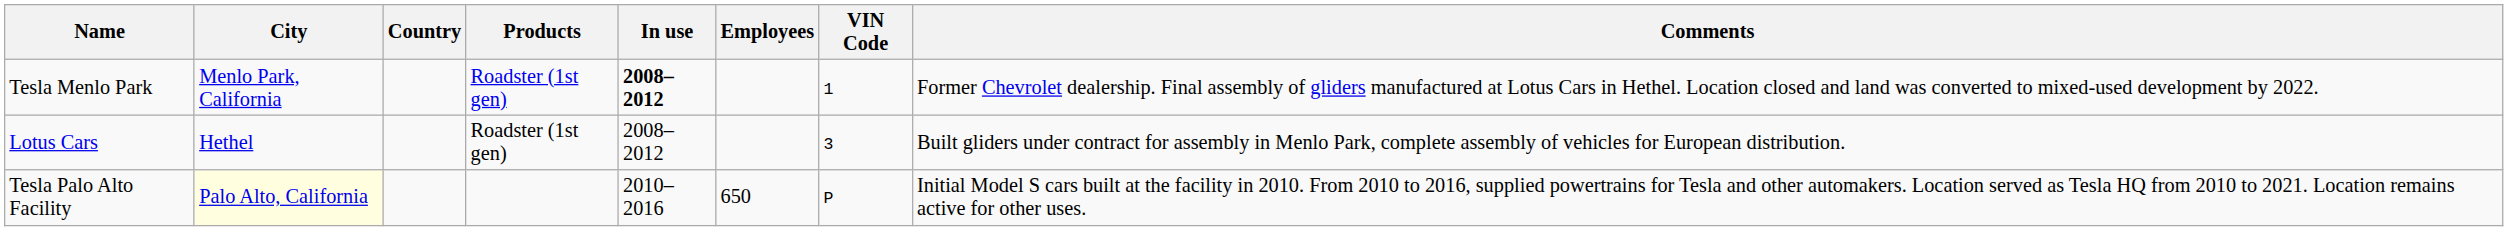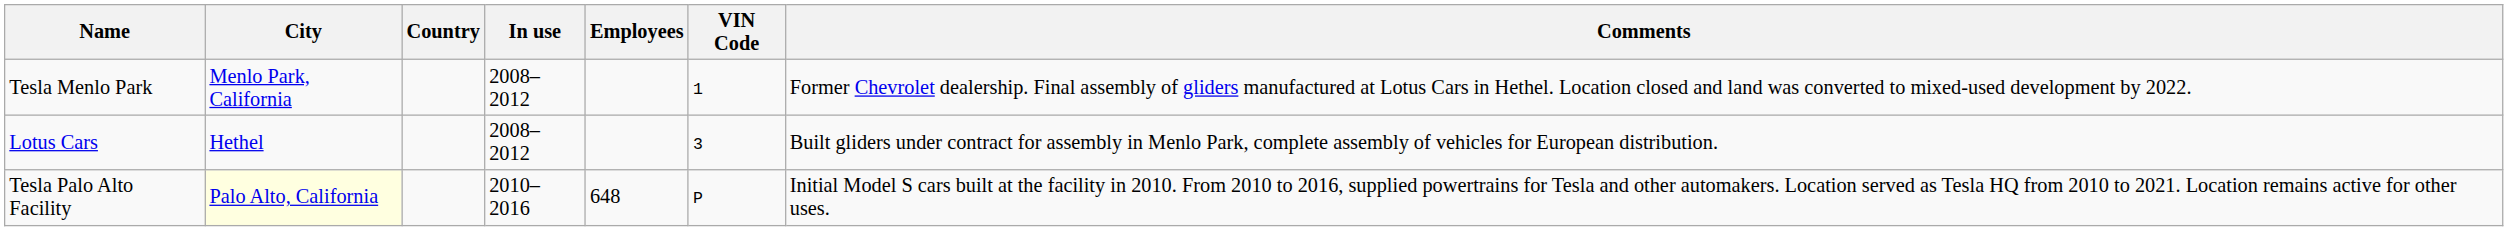- column: (542, 32)
(648, 87) bold -> (515, 87) normal
(736, 197) 650 -> (605, 197) 648
